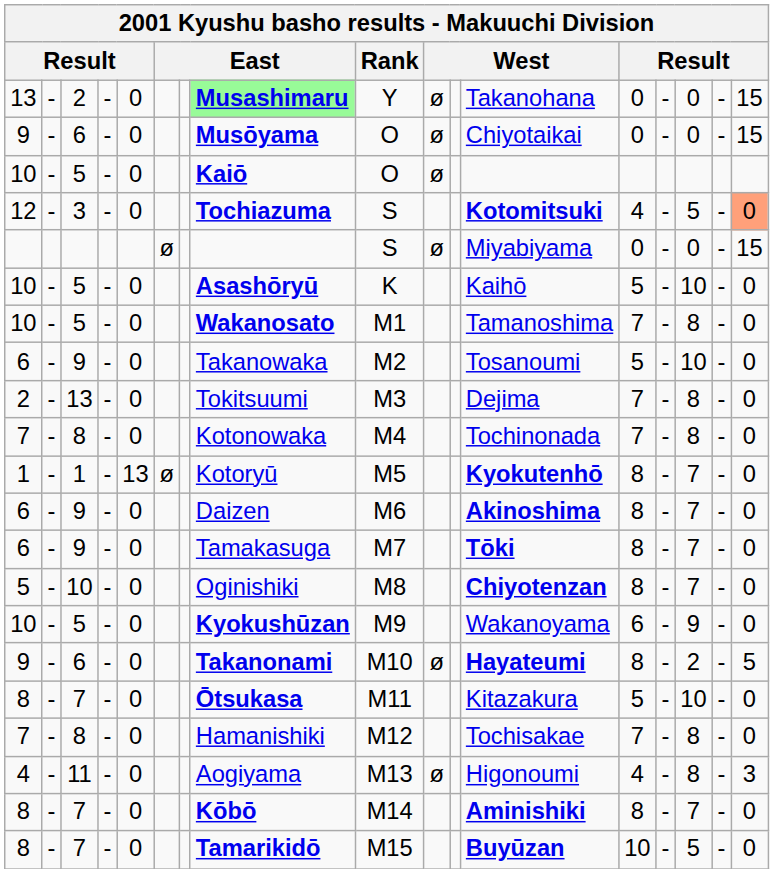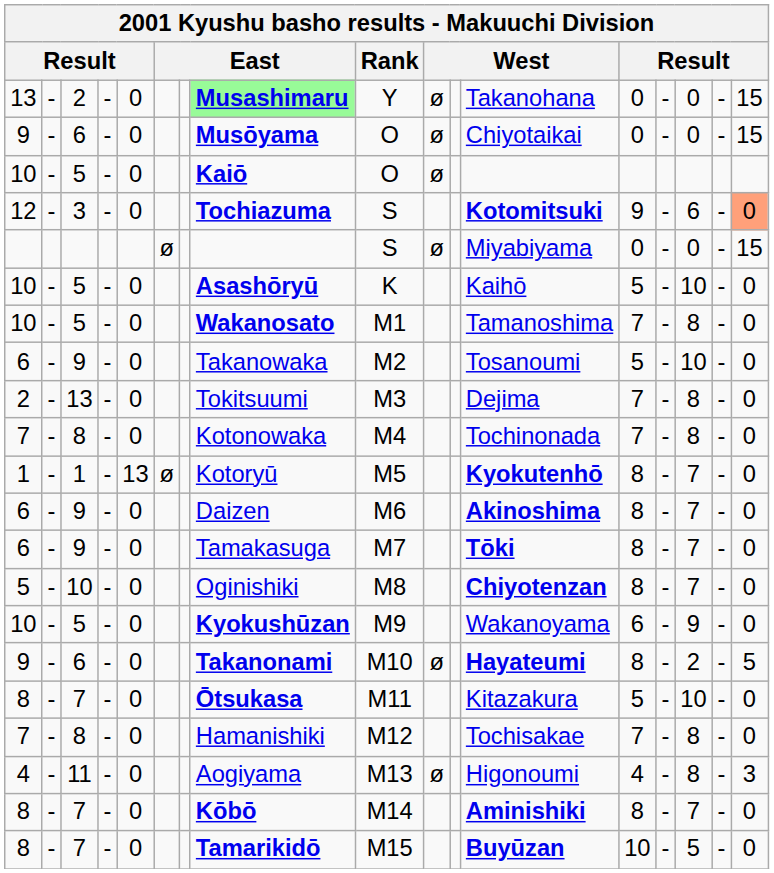(637, 211) 4 -> (637, 211) 9
(693, 211) 5 -> (693, 211) 6
